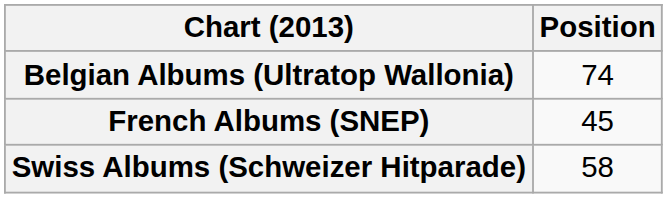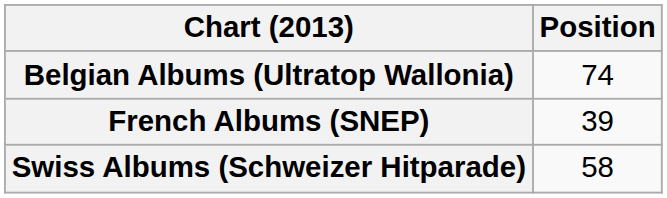(598, 121) 45 -> (598, 121) 39
